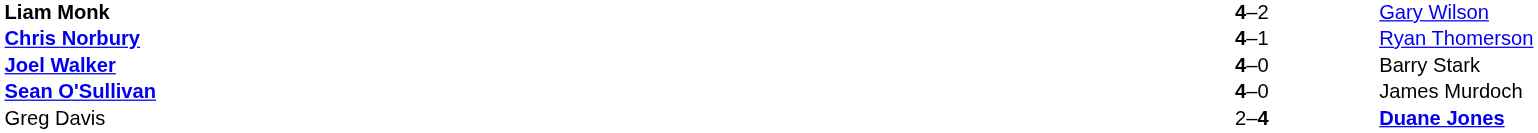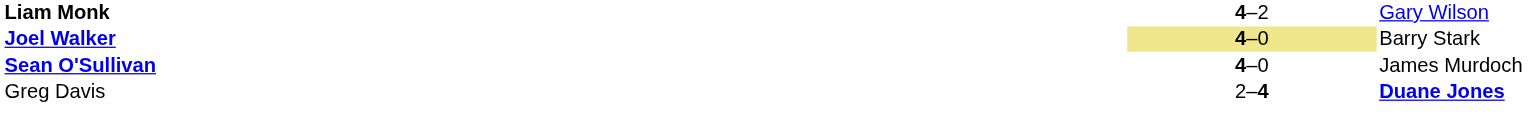- row: (72, 38)
(1252, 65) no background -> (1252, 38) khaki background
